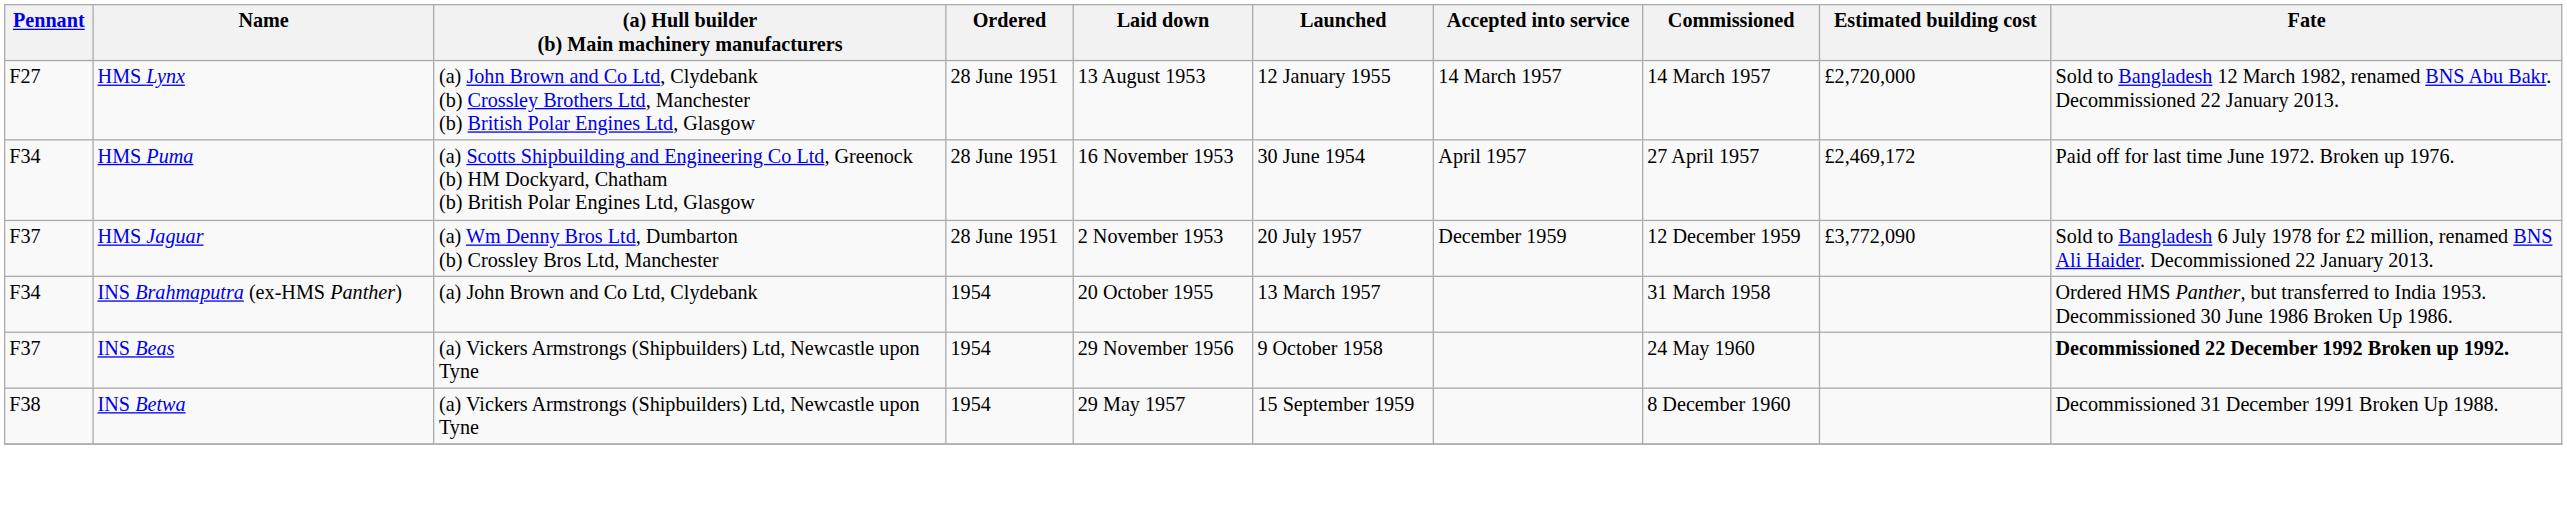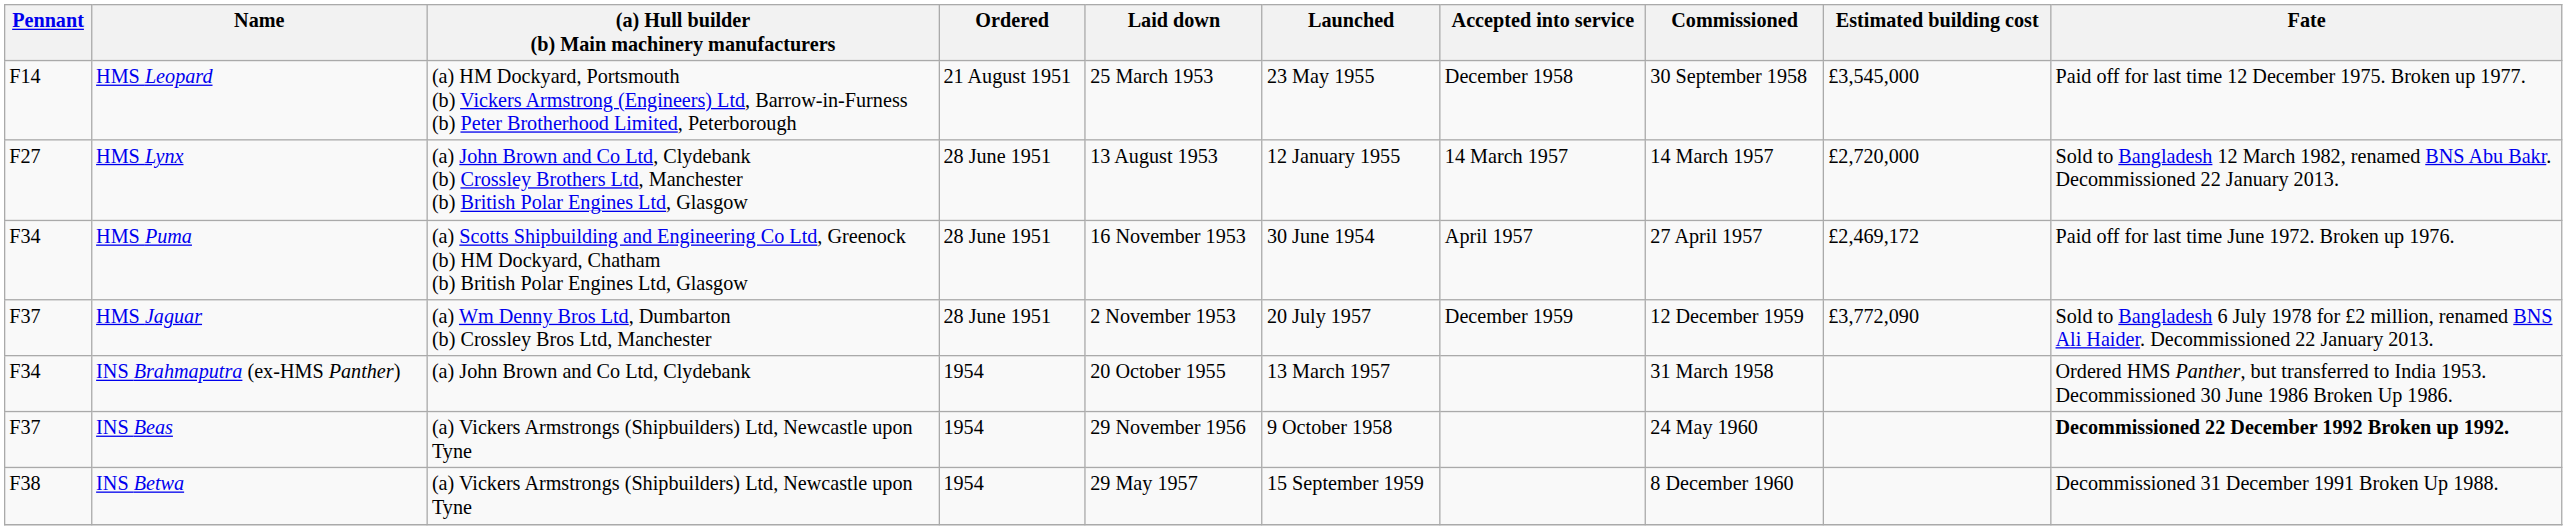+ row: (154, 76)
